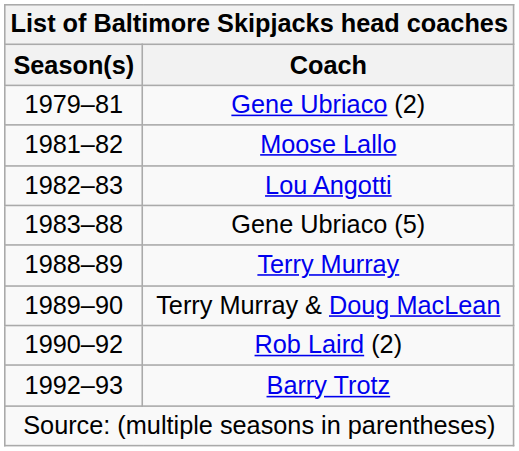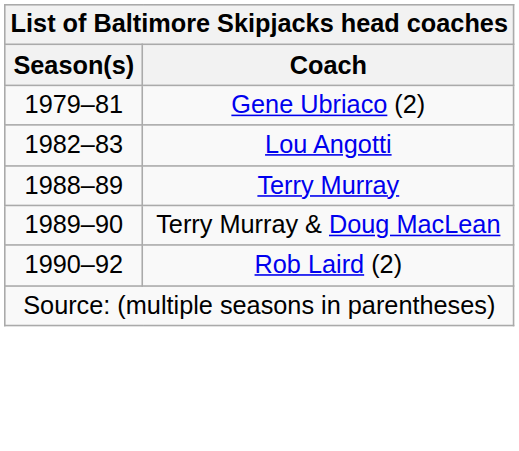- row: (328, 144)
- row: (328, 225)
- row: (328, 385)
